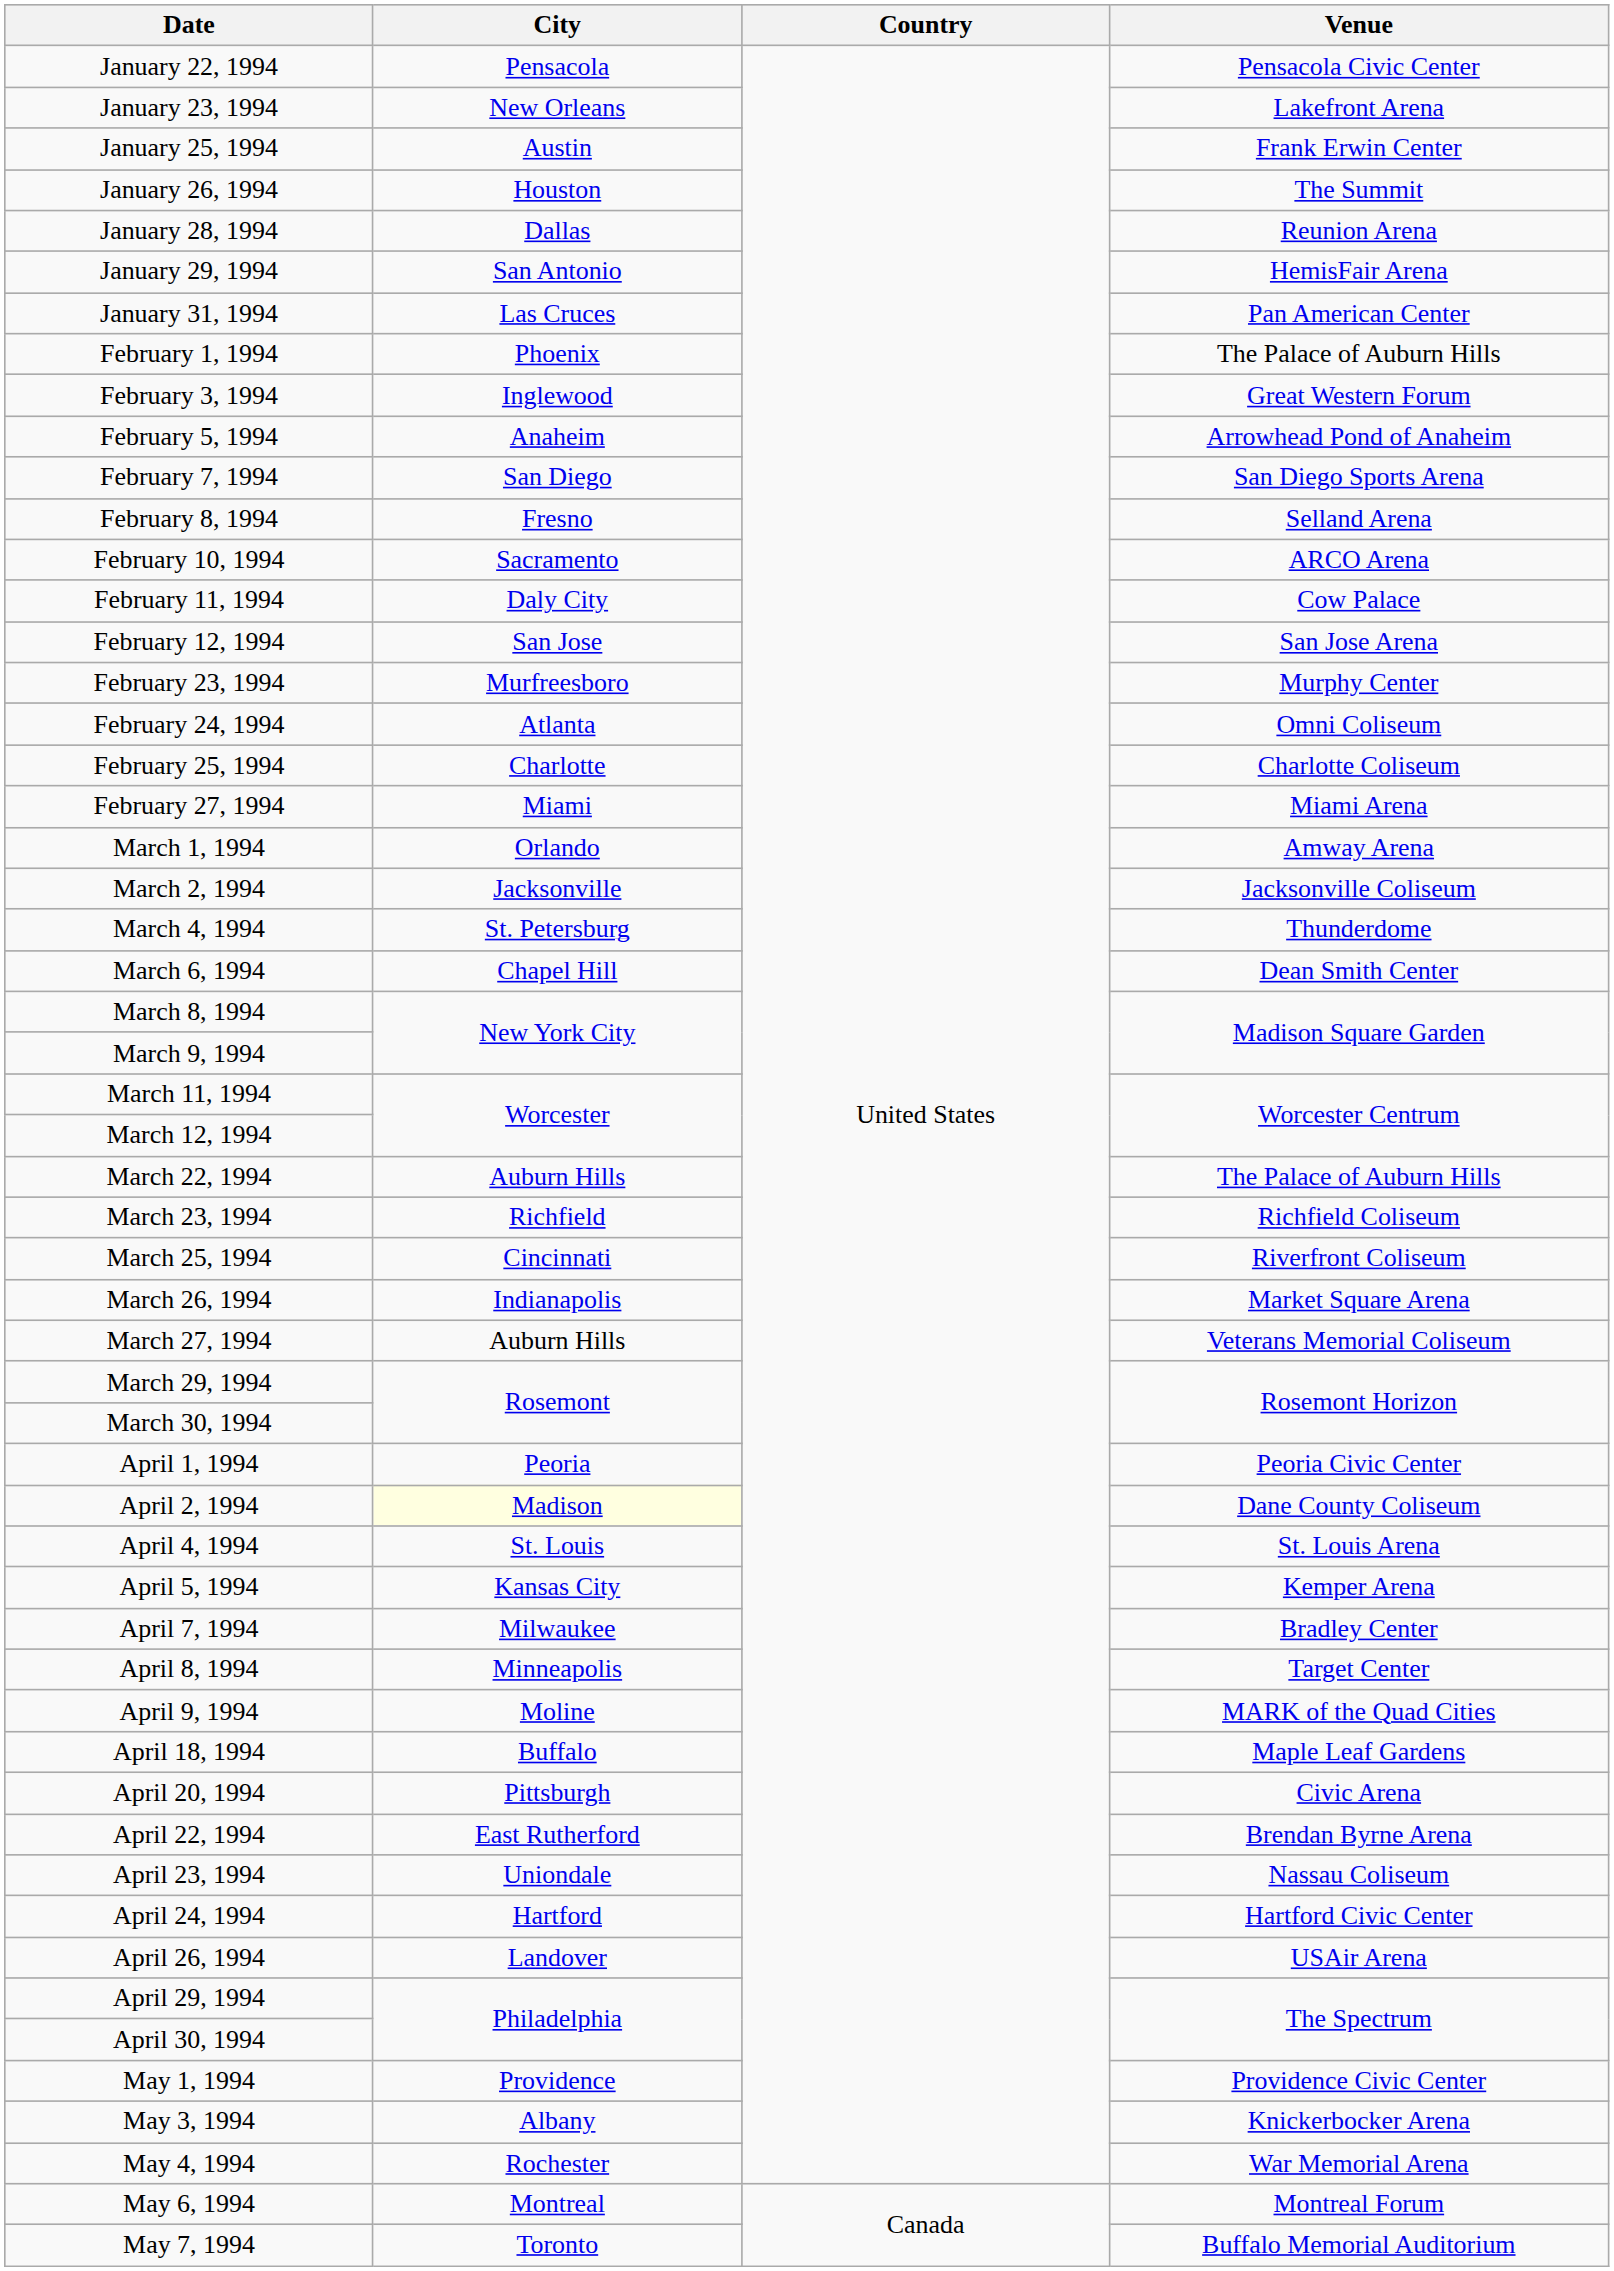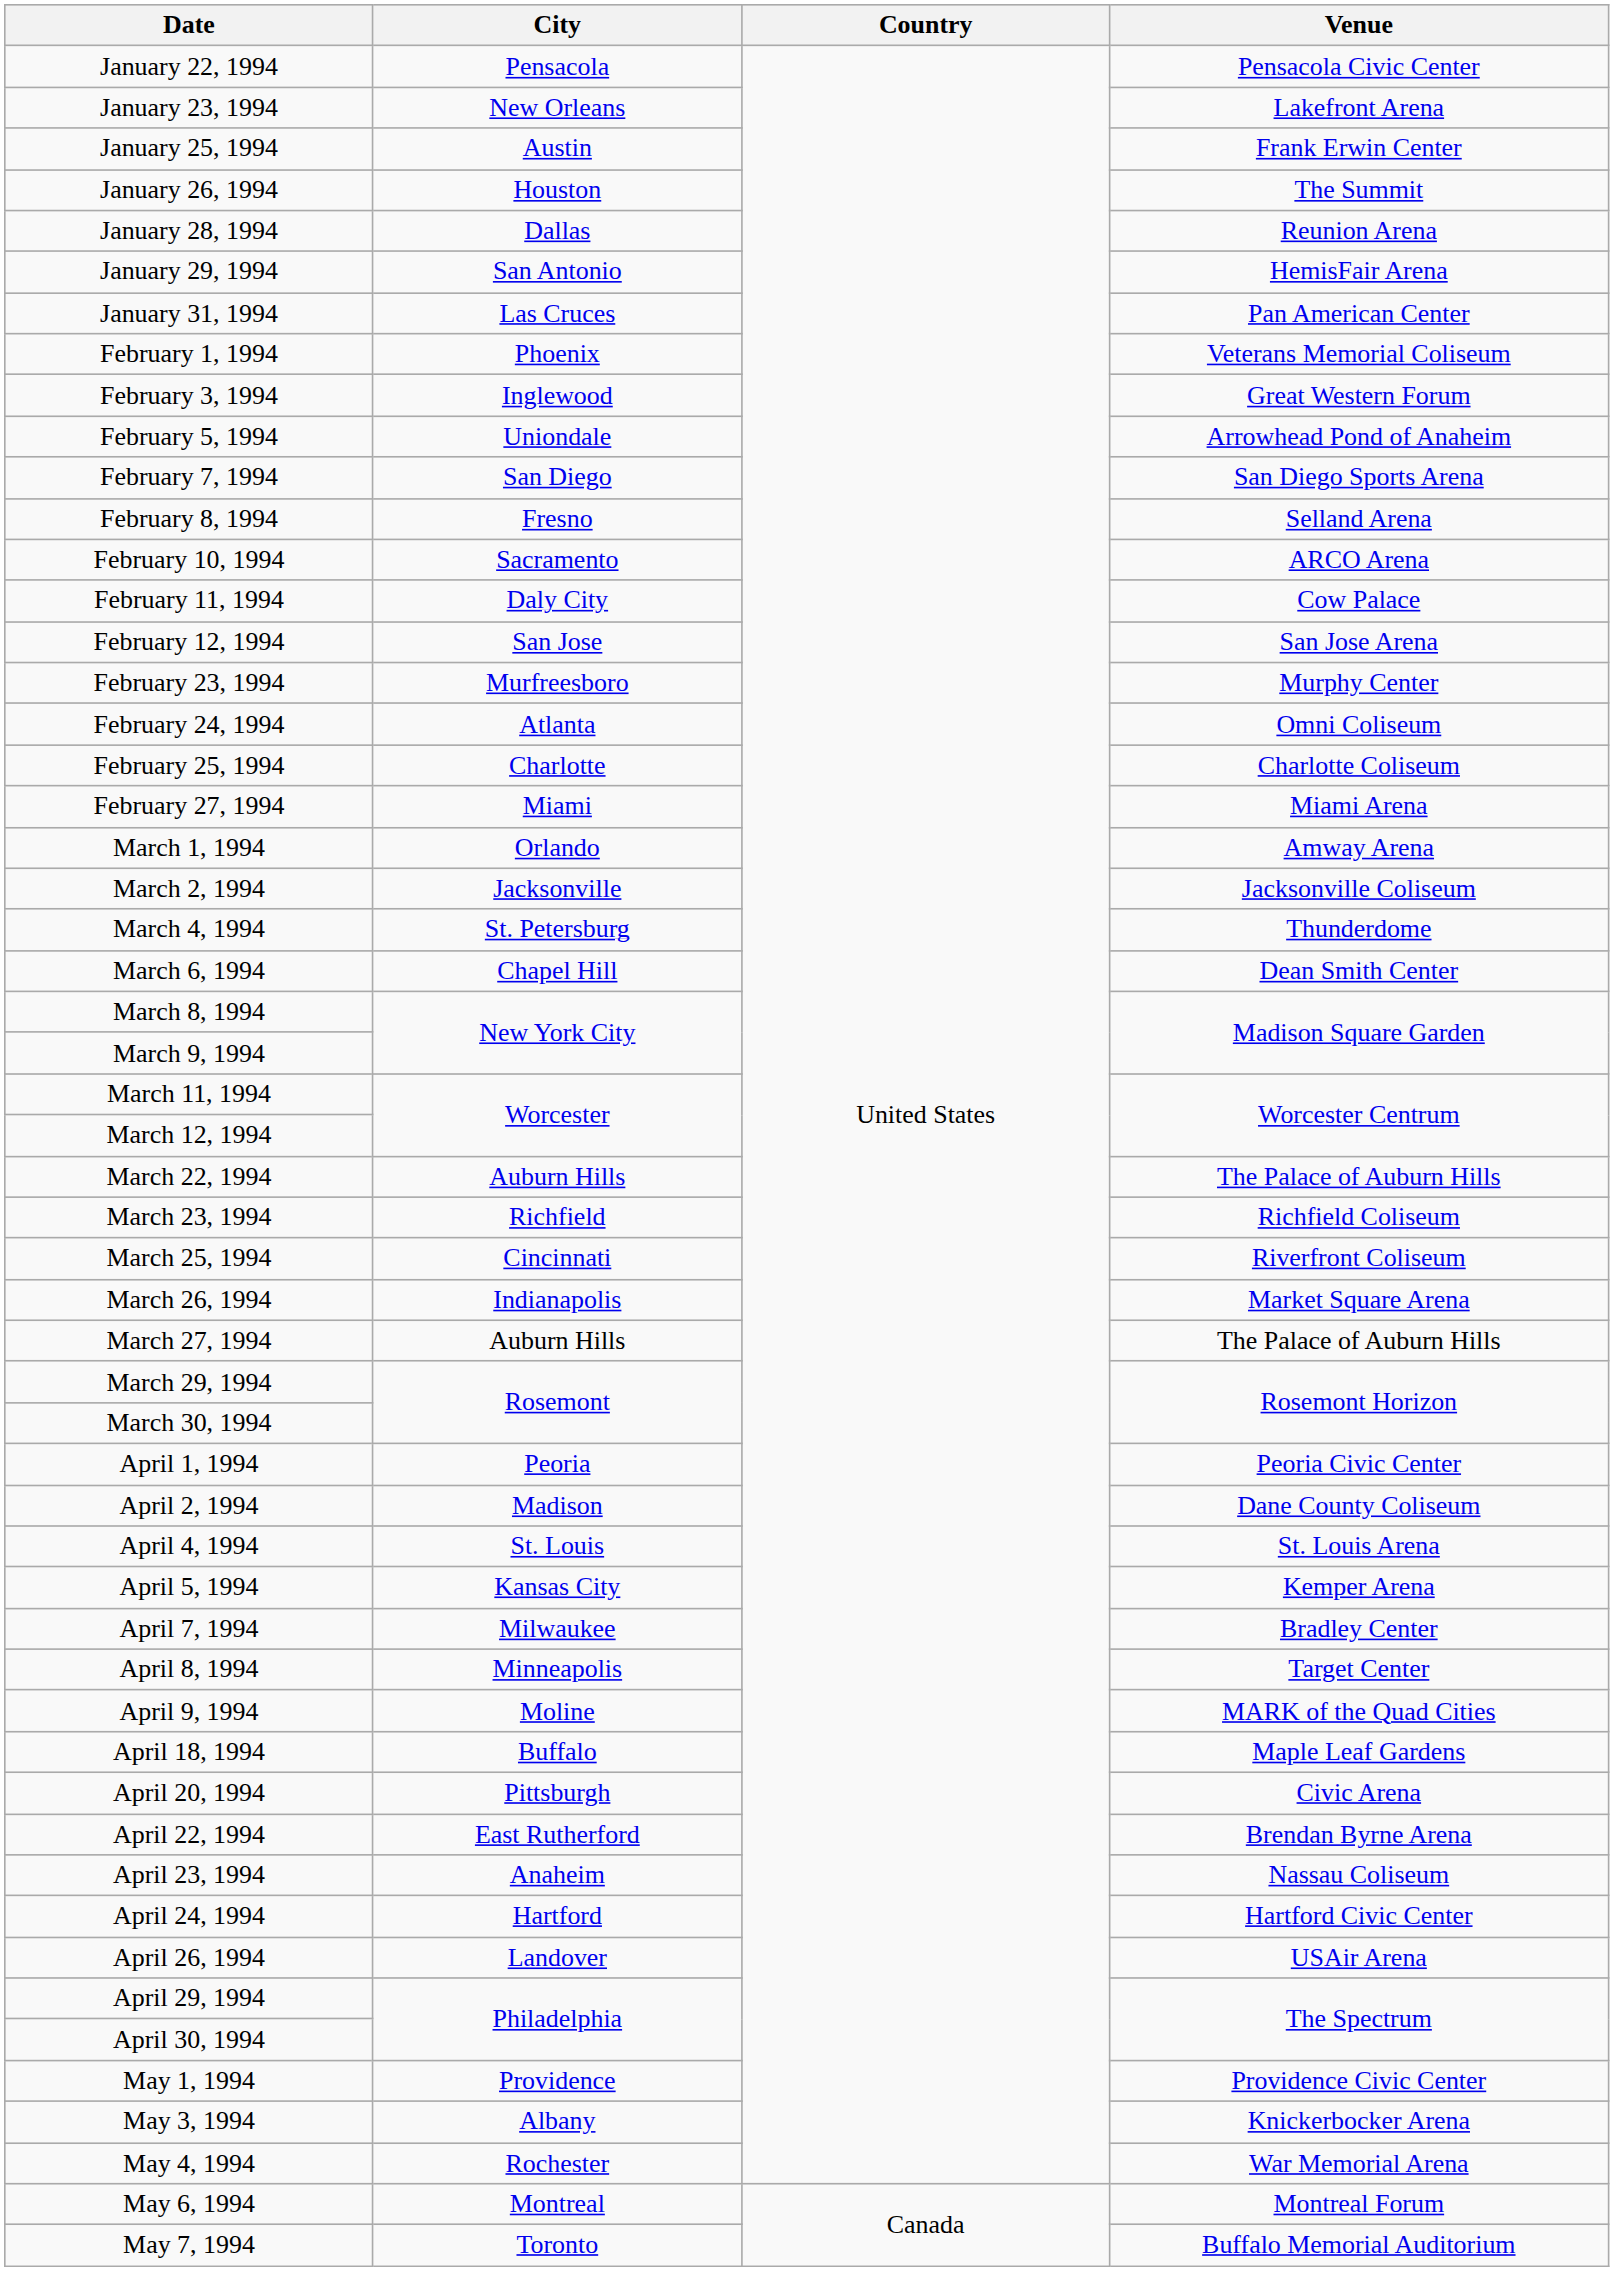(1359, 353) The Palace of Auburn Hills -> (1359, 353) Veterans Memorial Coliseum
(557, 436) Anaheim -> (557, 436) Uniondale
(1359, 1340) Veterans Memorial Coliseum -> (1359, 1340) The Palace of Auburn Hills
(557, 1504) lightyellow background -> (557, 1504) no background
(557, 1874) Uniondale -> (557, 1874) Anaheim
